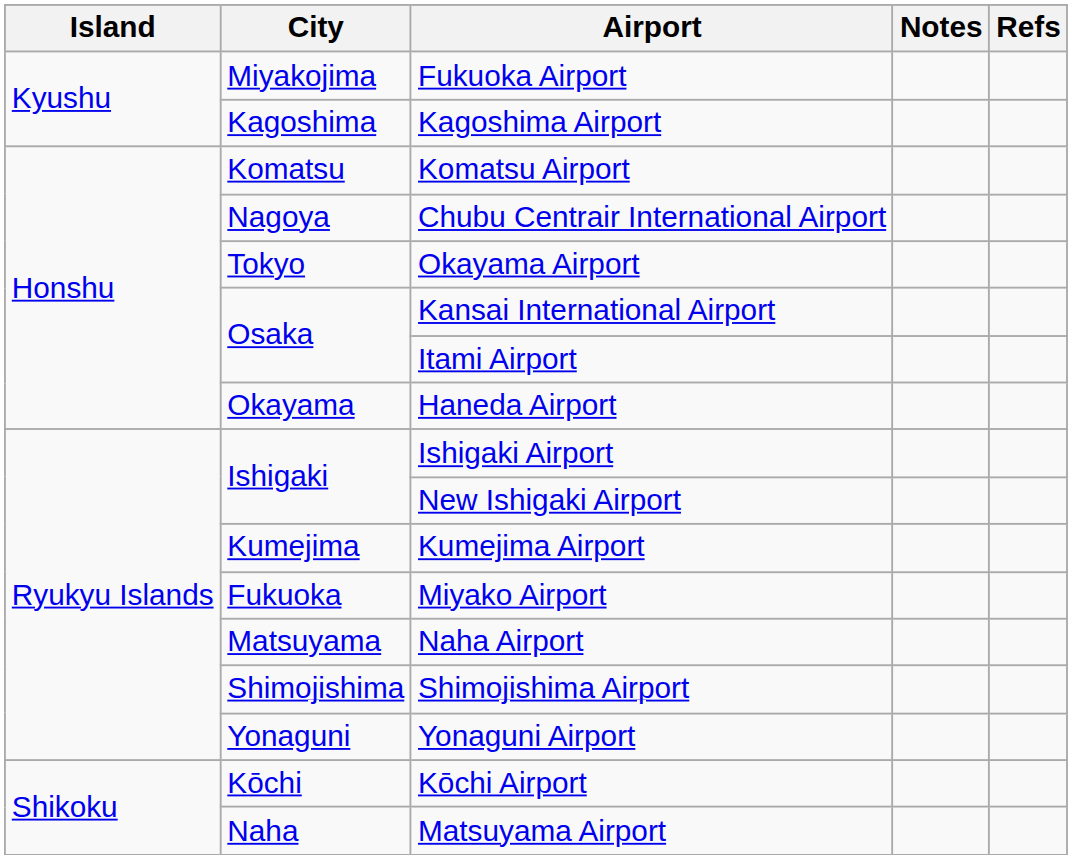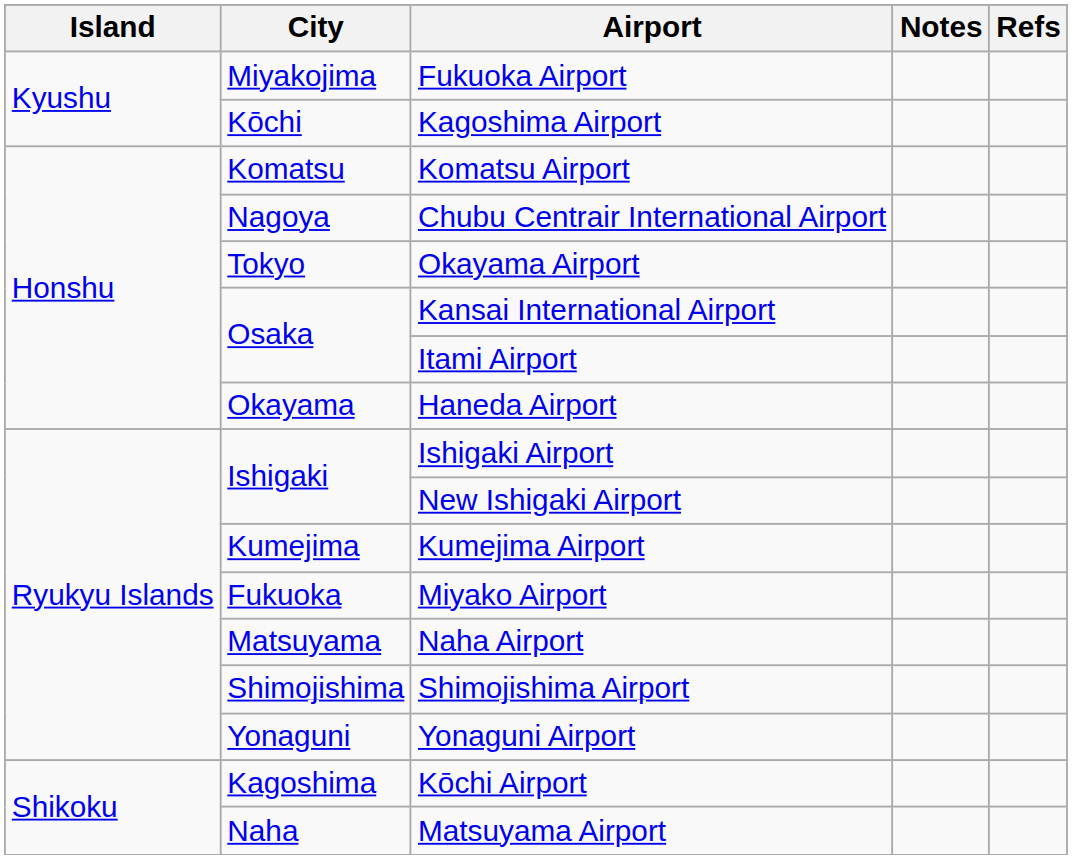(302, 122) Kagoshima -> (265, 122) Kōchi
(265, 783) Kōchi -> (302, 783) Kagoshima
